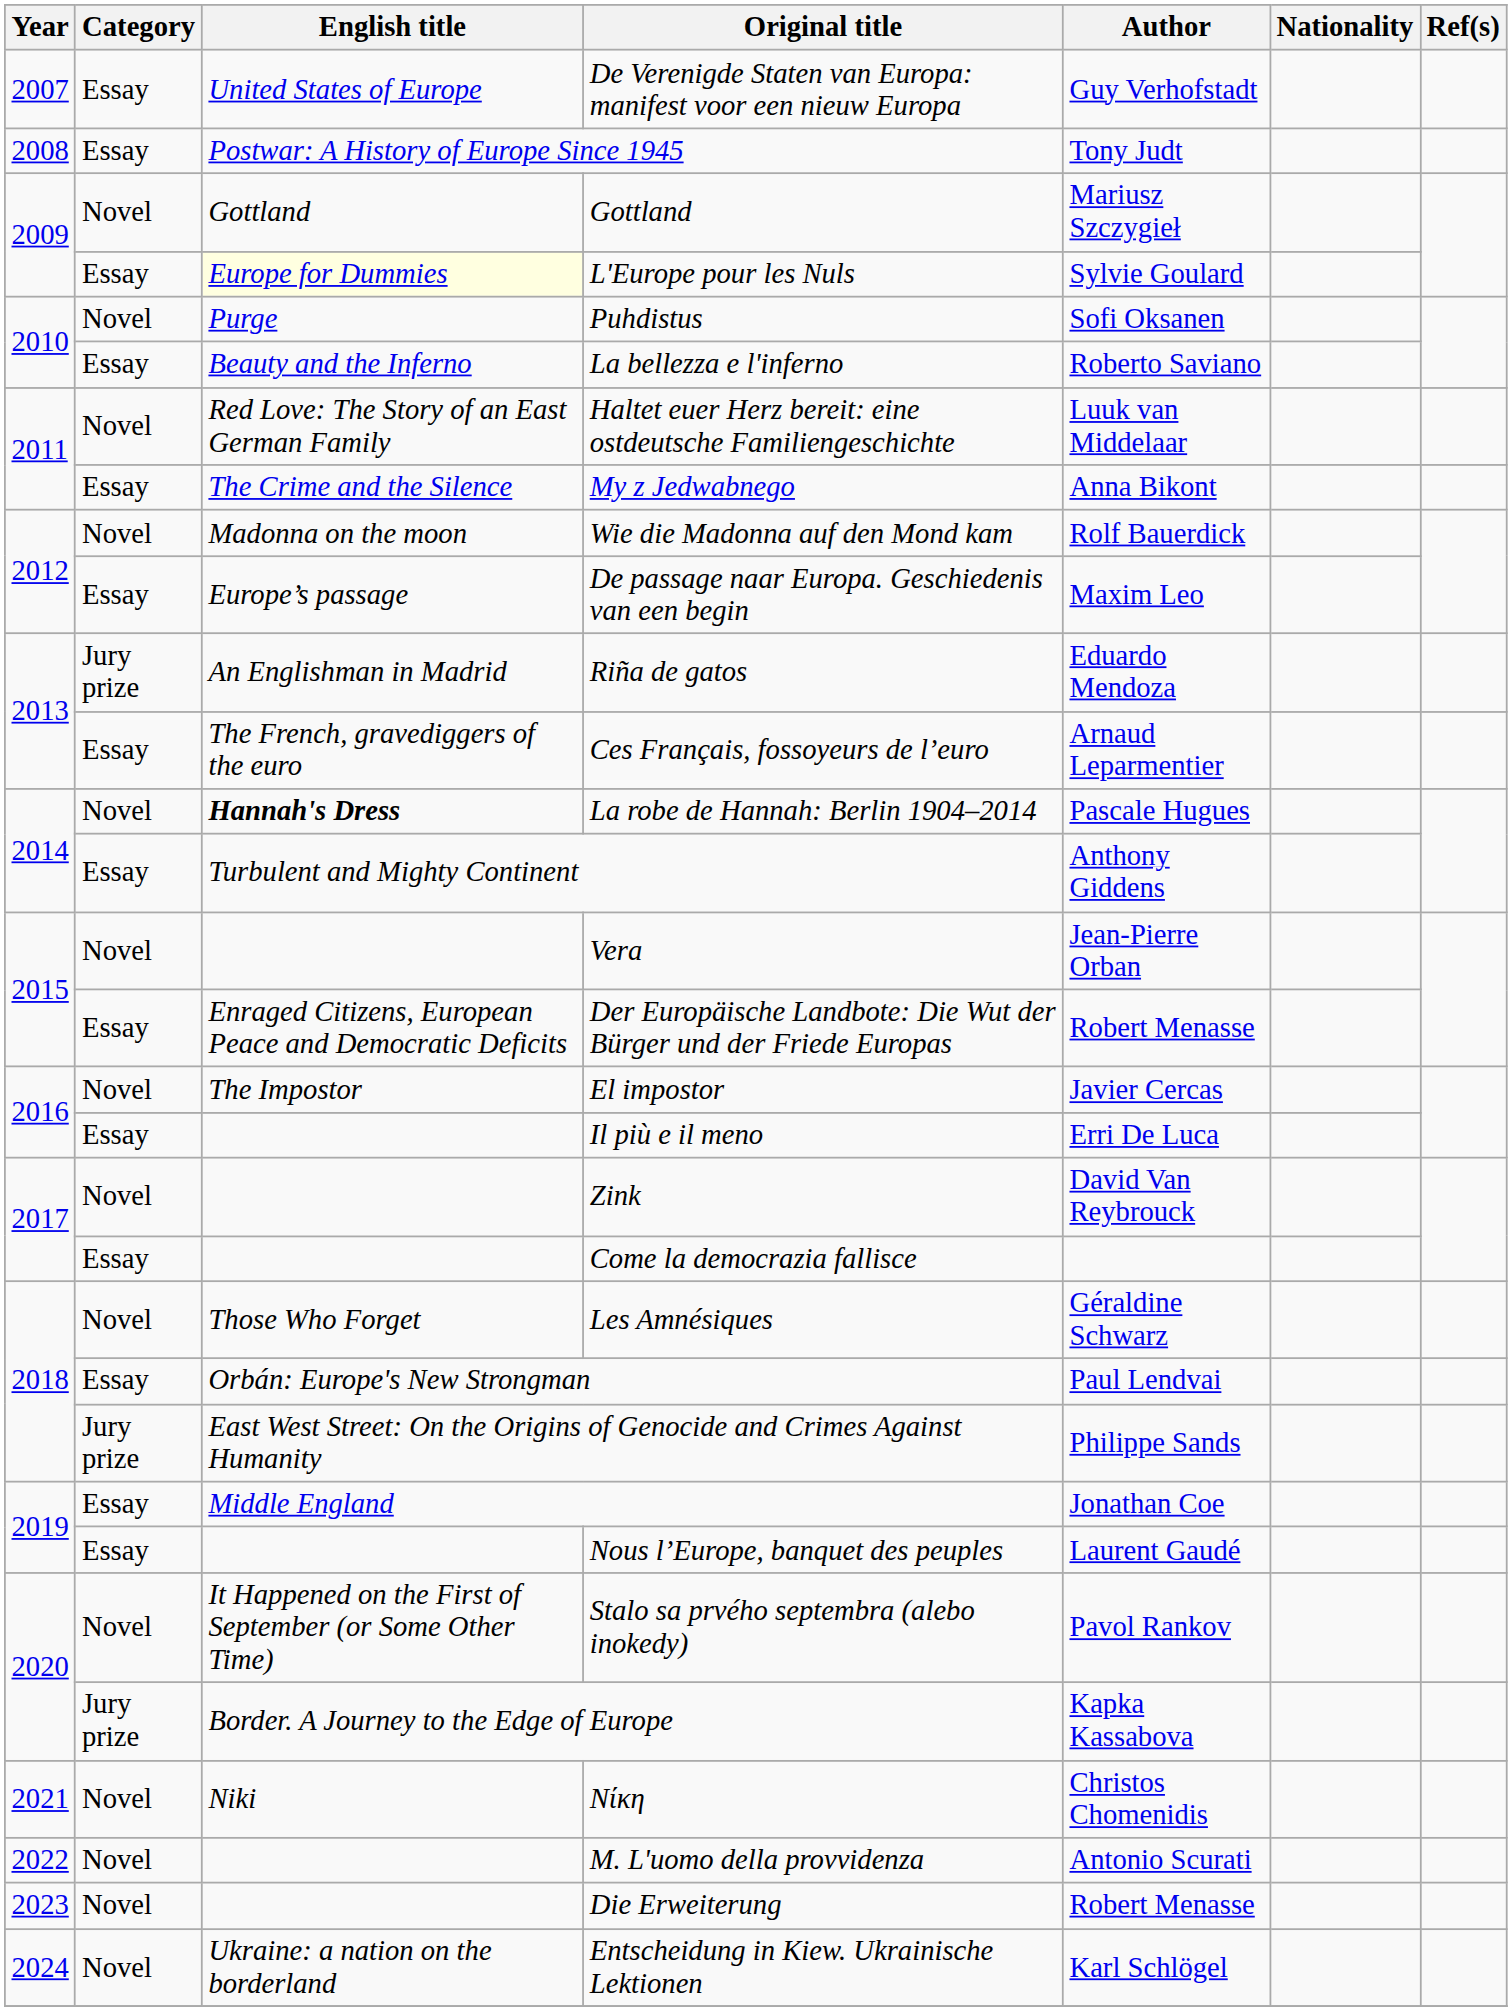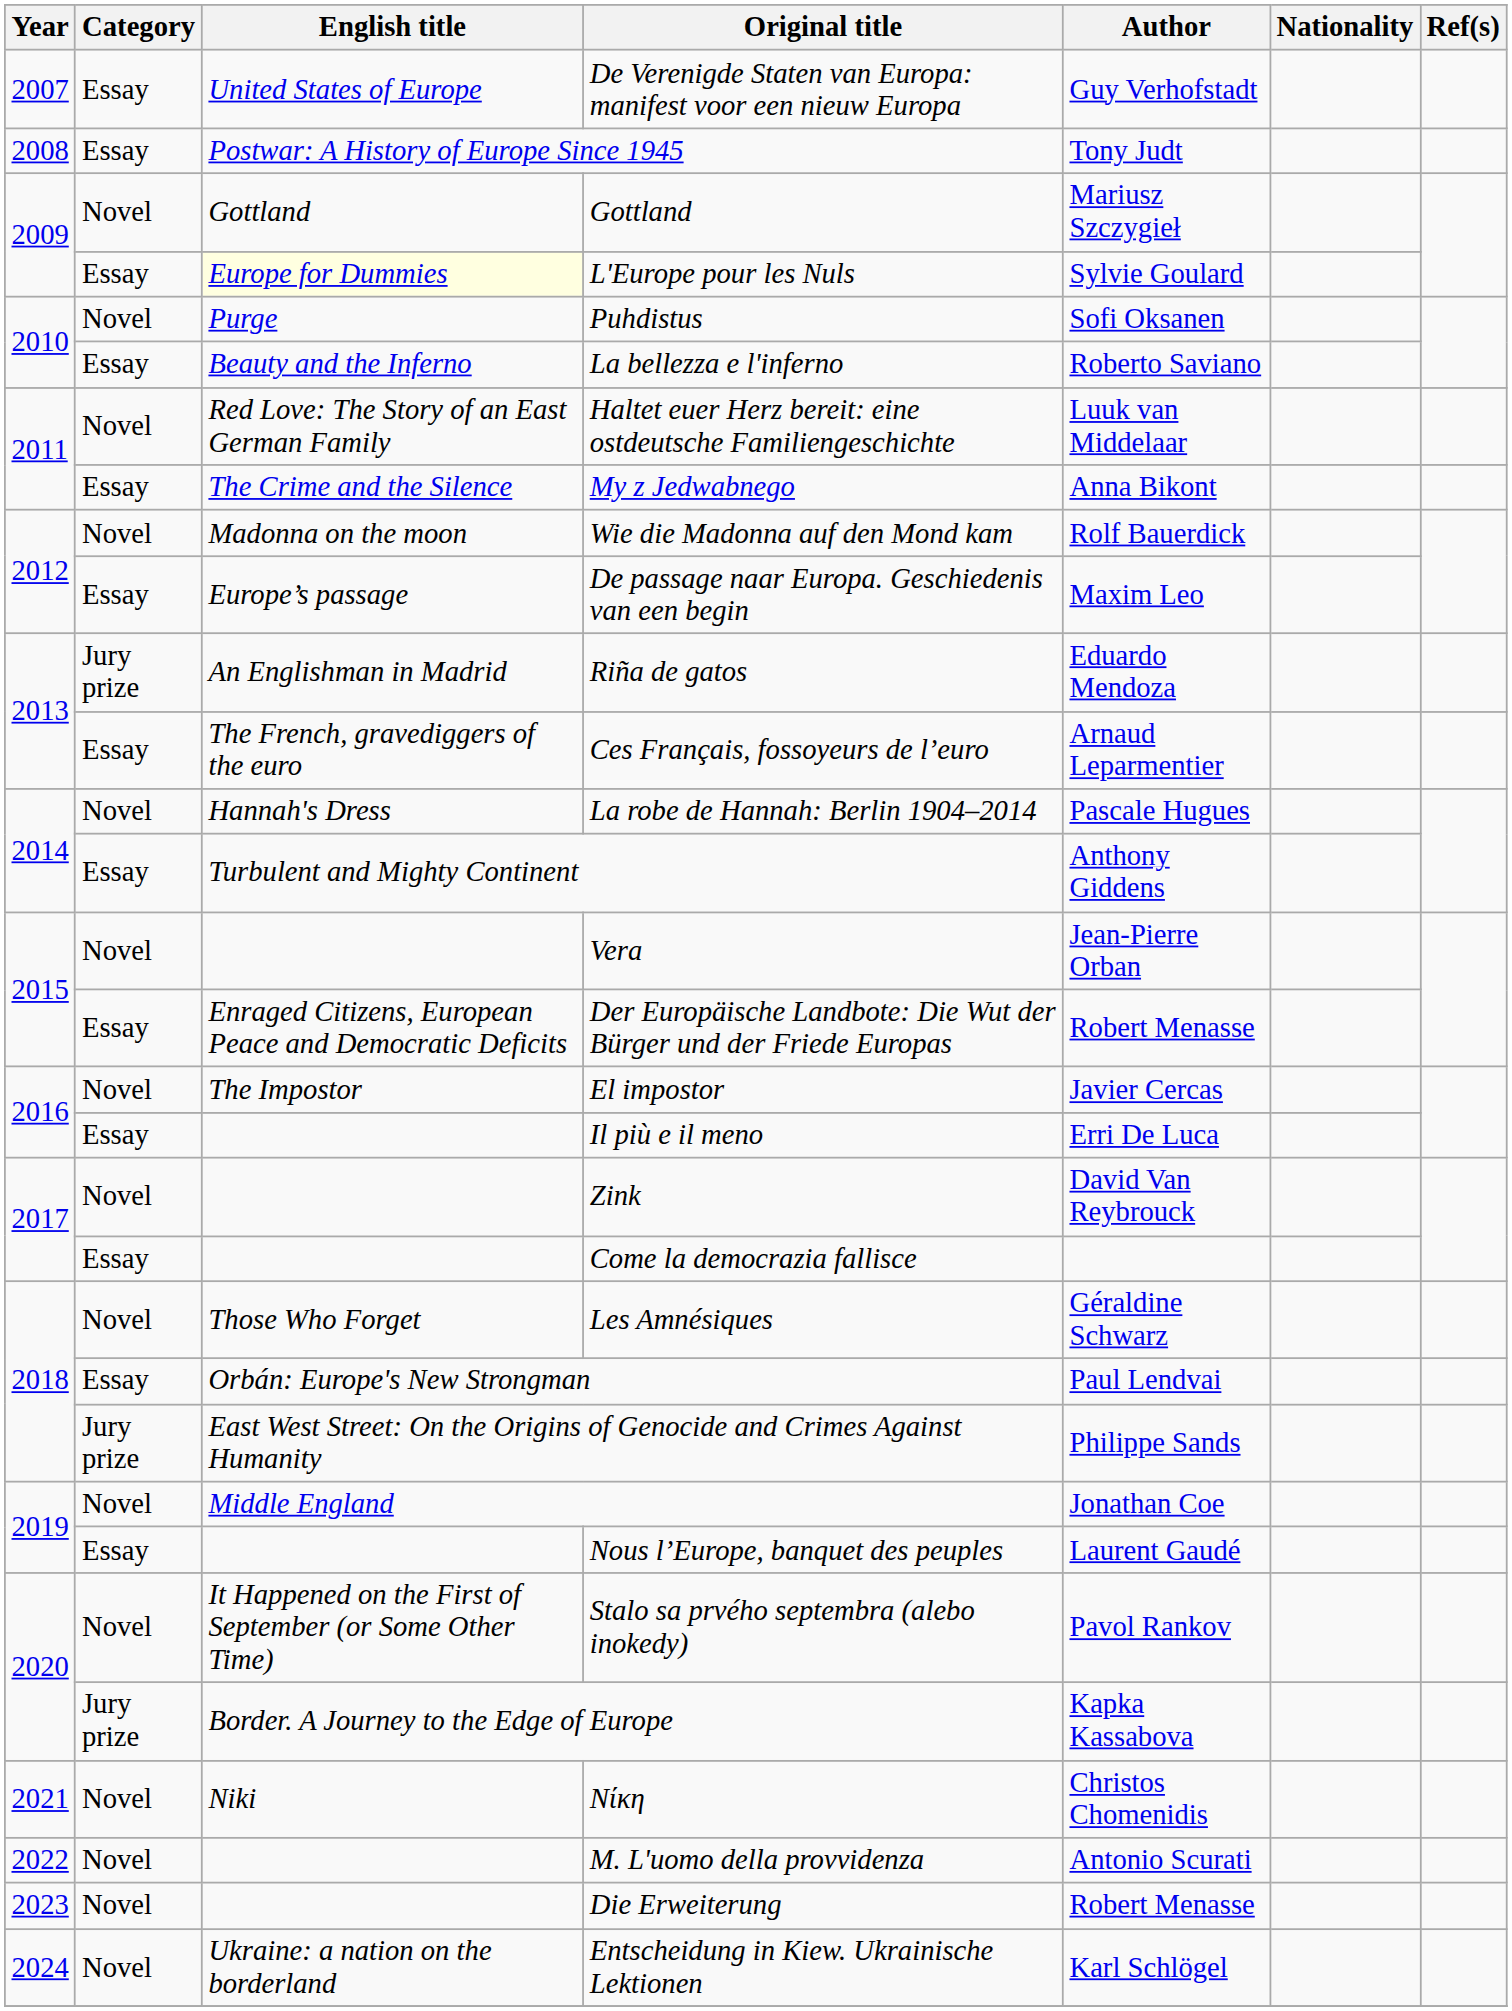(304, 811) bold -> (300, 811) normal
(115, 1503) Essay -> (117, 1503) Novel
